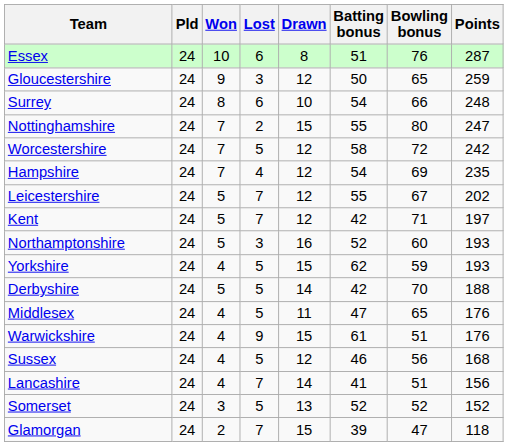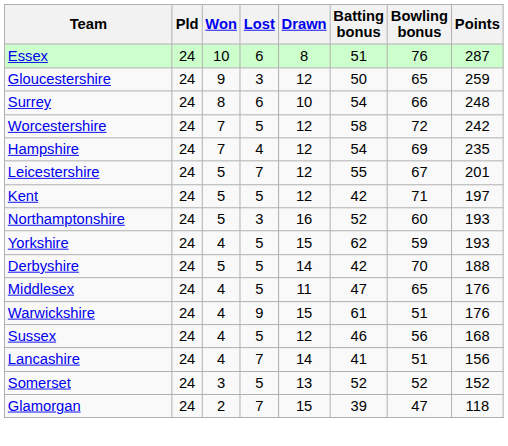- row: (61, 126)
(477, 196) 202 -> (477, 172) 201
(259, 219) 7 -> (259, 196) 5
